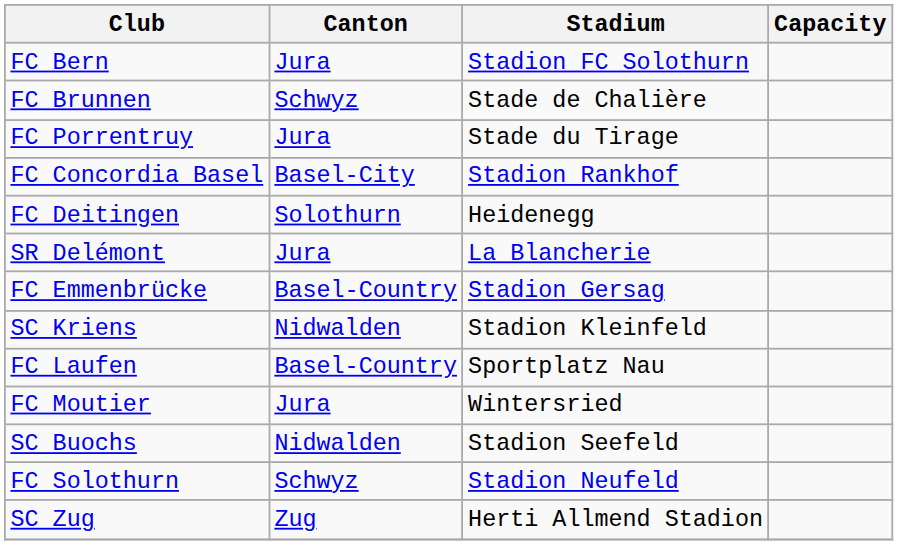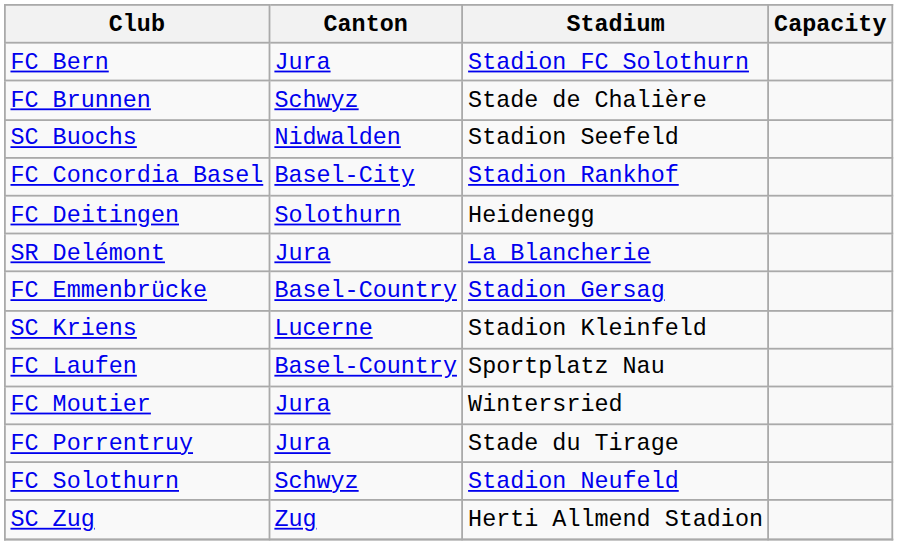rows swapped: (74, 443) <-> (102, 138)
(338, 329) Nidwalden -> (324, 329) Lucerne
